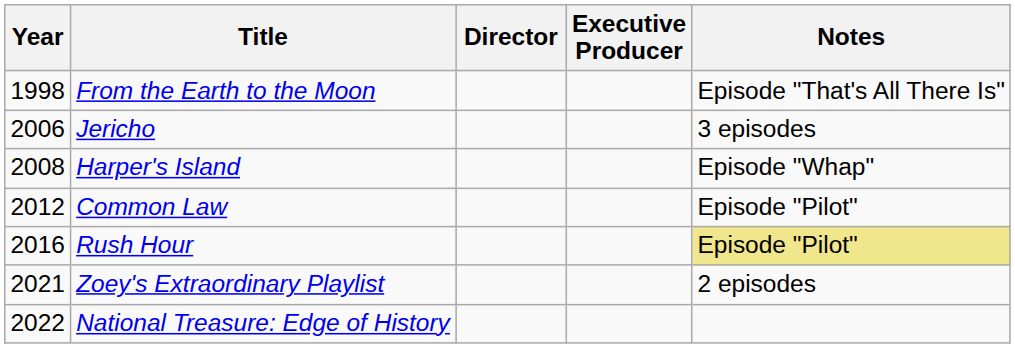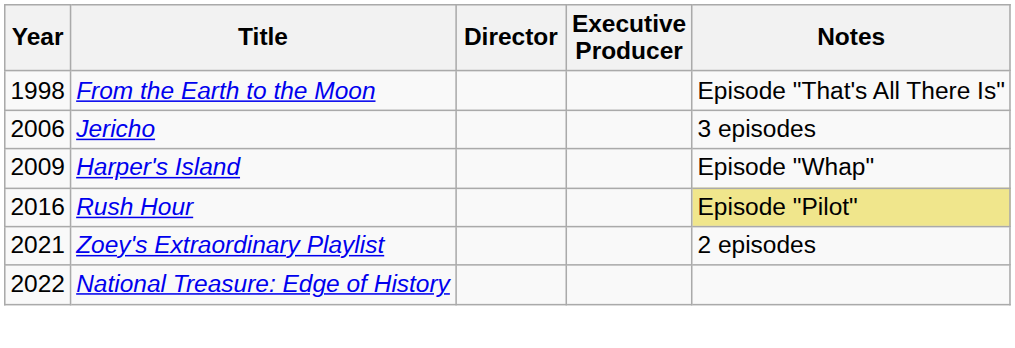(38, 167) 2008 -> (38, 167) 2009
- row: (152, 206)
